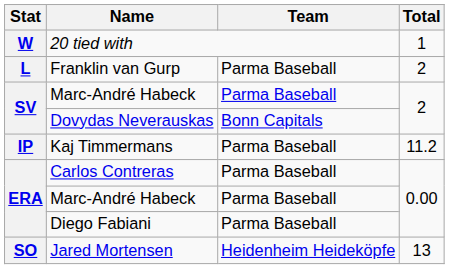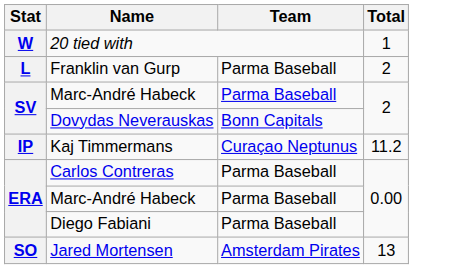(279, 146) Parma Baseball -> (289, 146) Curaçao Neptunus
(308, 250) Heidenheim Heideköpfe -> (290, 250) Amsterdam Pirates
